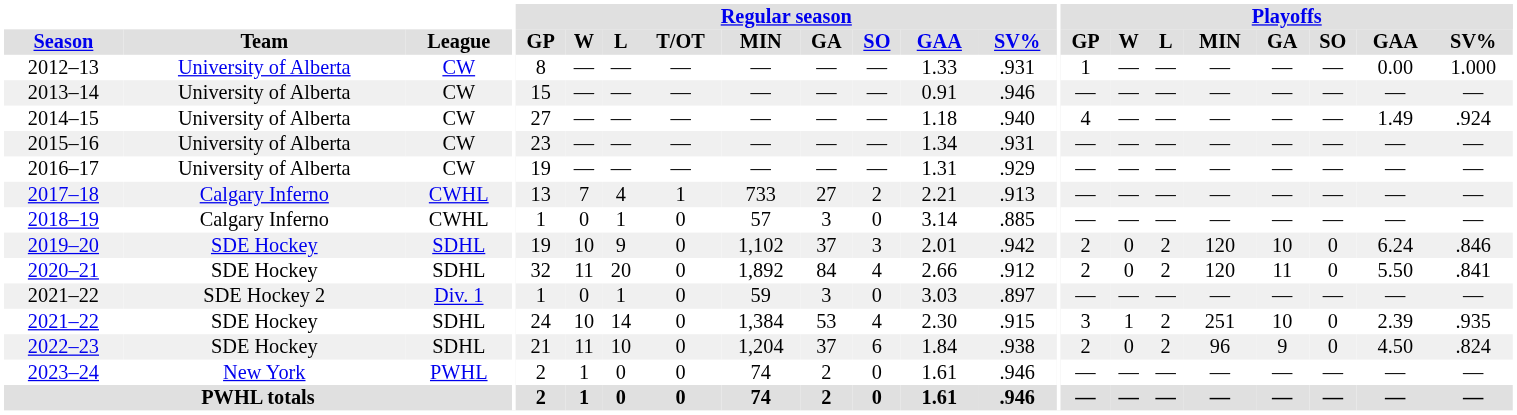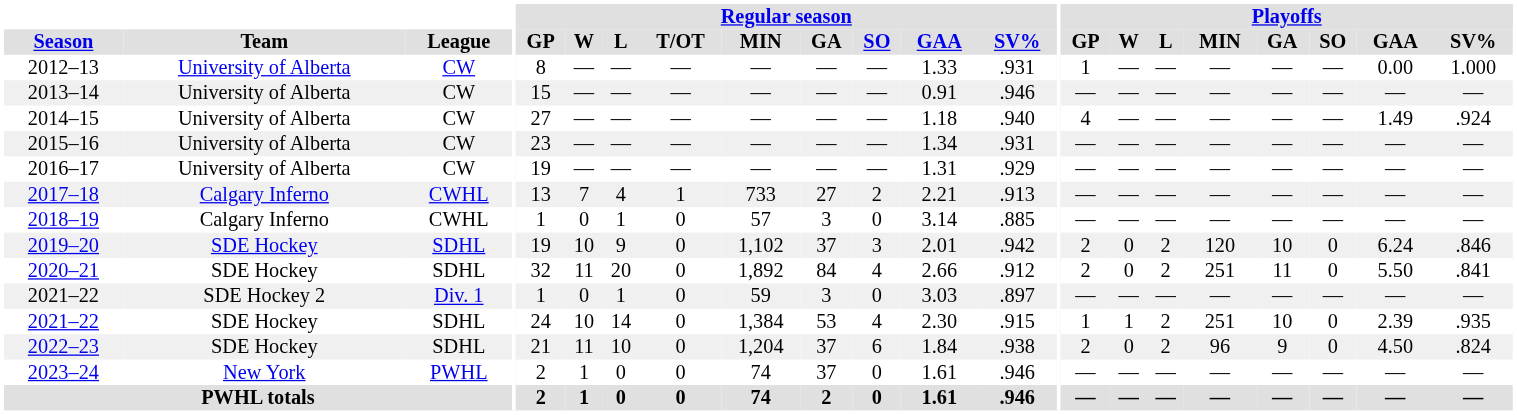(1220, 270) 120 -> (1220, 270) 251
(1086, 321) 3 -> (1086, 321) 1
(826, 372) 2 -> (826, 372) 37
